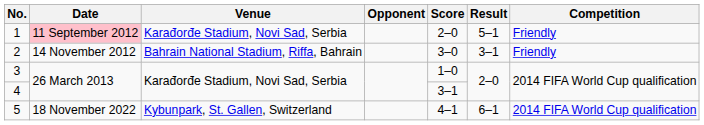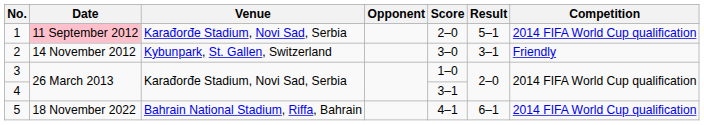(534, 33) Friendly -> (605, 33) 2014 FIFA World Cup qualification
(253, 52) Bahrain National Stadium, Riffa, Bahrain -> (238, 52) Kybunpark, St. Gallen, Switzerland
(238, 110) Kybunpark, St. Gallen, Switzerland -> (253, 110) Bahrain National Stadium, Riffa, Bahrain
